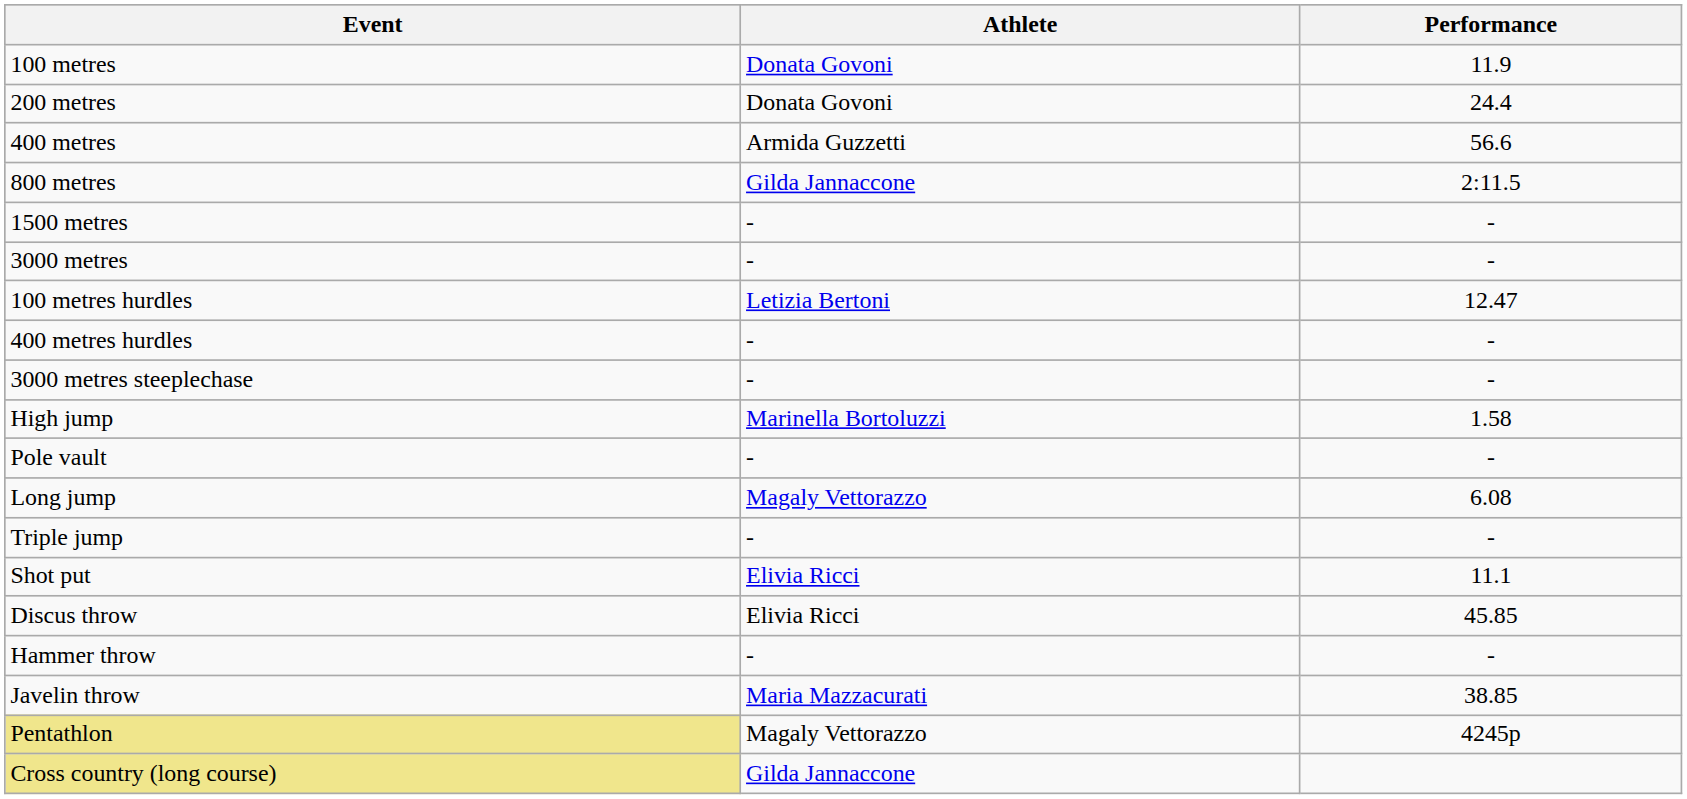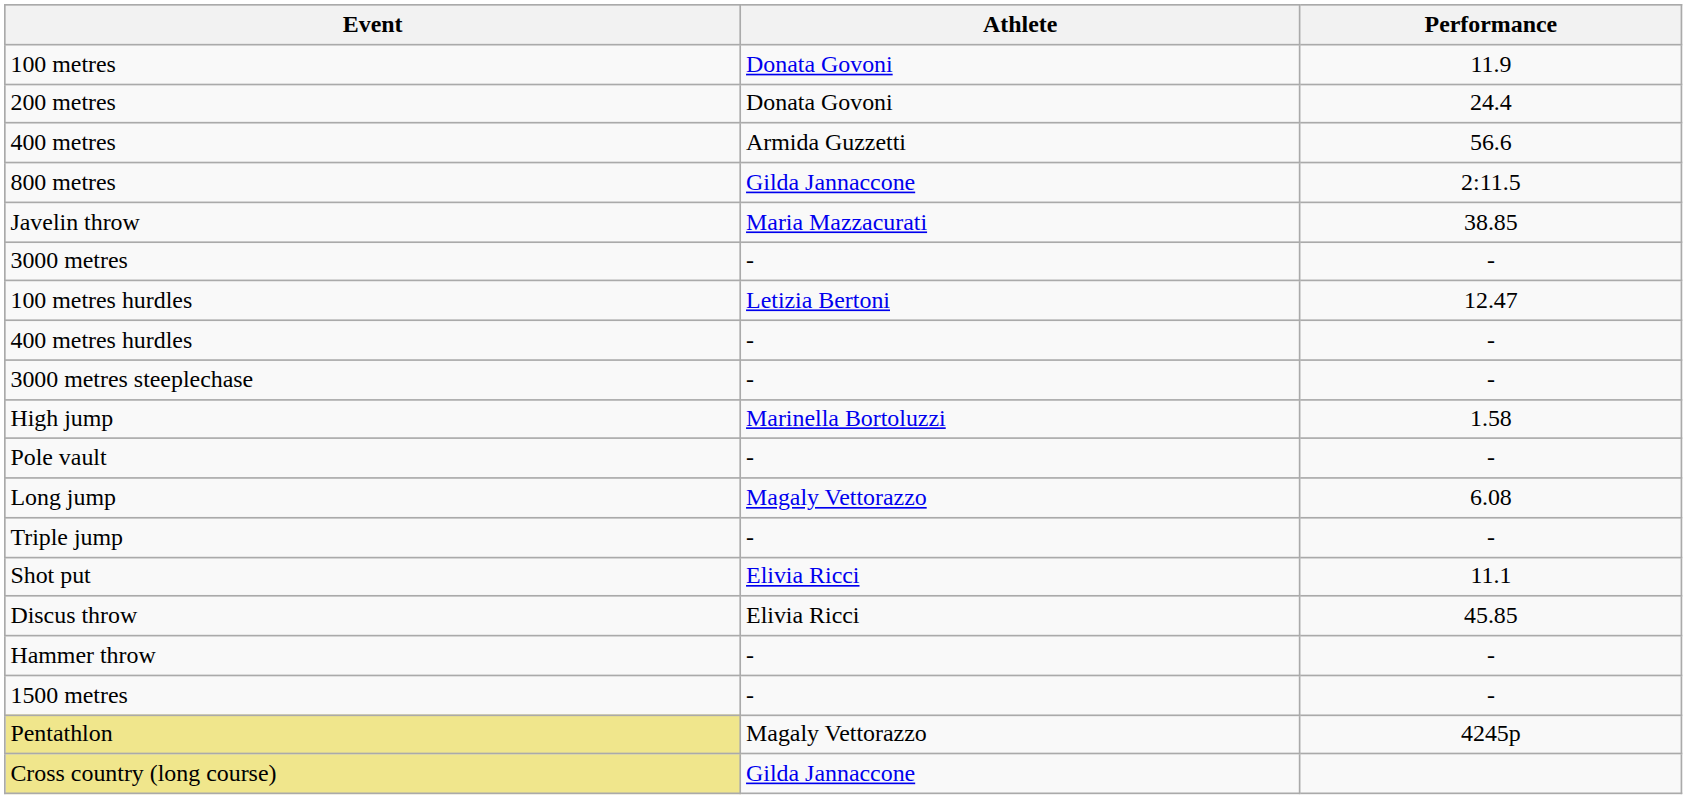rows swapped: (69, 221) <-> (75, 694)
